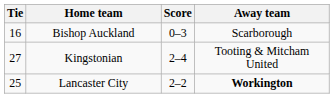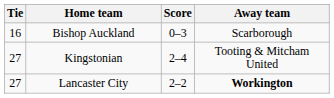(15, 83) 25 -> (15, 83) 27
